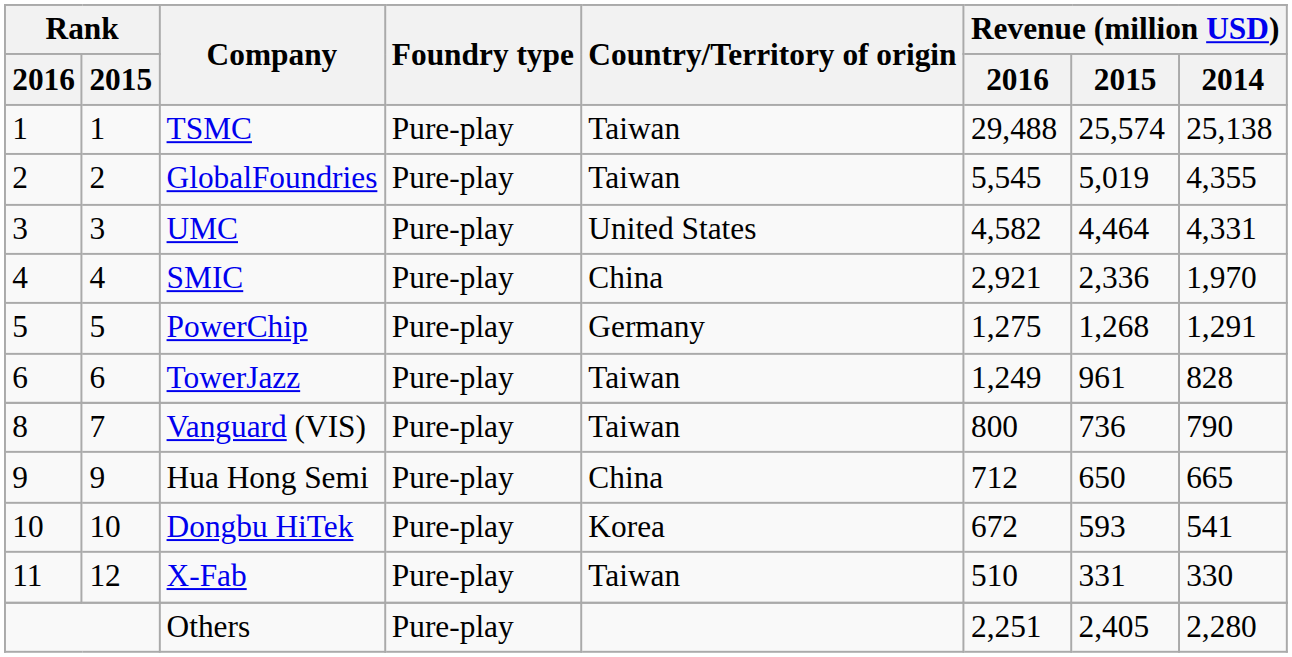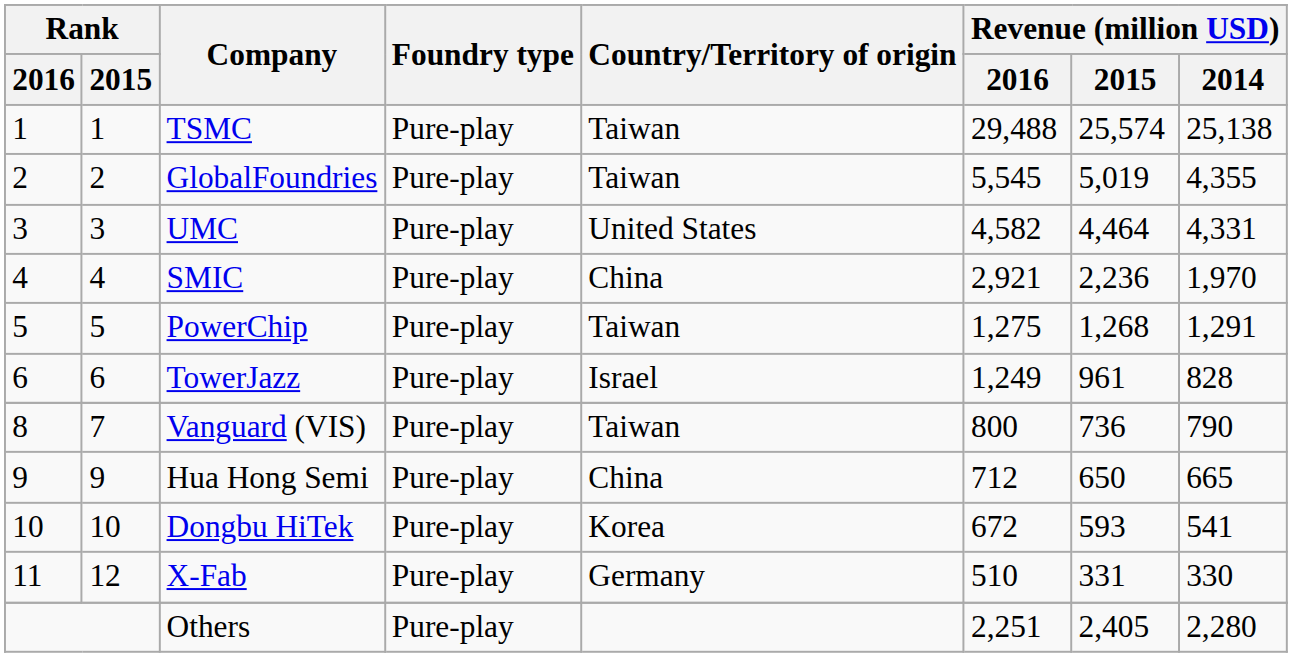(1114, 278) 2,336 -> (1114, 278) 2,236
(647, 327) Germany -> (634, 327) Taiwan
(634, 377) Taiwan -> (623, 377) Israel
(634, 576) Taiwan -> (647, 576) Germany
